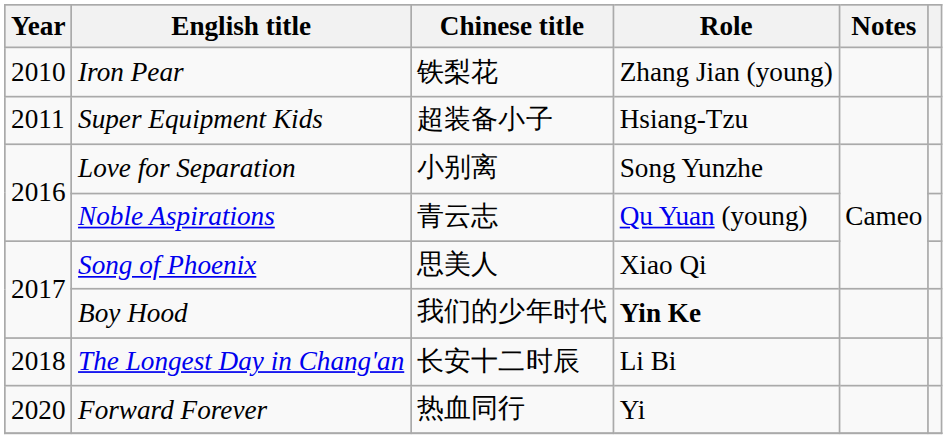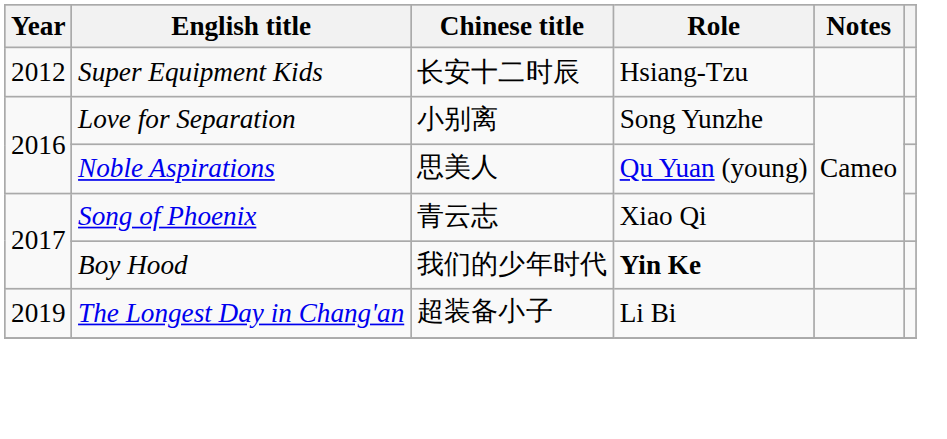- row: (131, 71)
(38, 119) 2011 -> (38, 71) 2012
(485, 119) 超装备小子 -> (498, 70) 长安十二时辰
(458, 215) 青云志 -> (458, 167) 思美人
(458, 263) 思美人 -> (458, 215) 青云志
(38, 361) 2018 -> (38, 312) 2019
(498, 360) 长安十二时辰 -> (485, 312) 超装备小子
- row: (173, 409)
